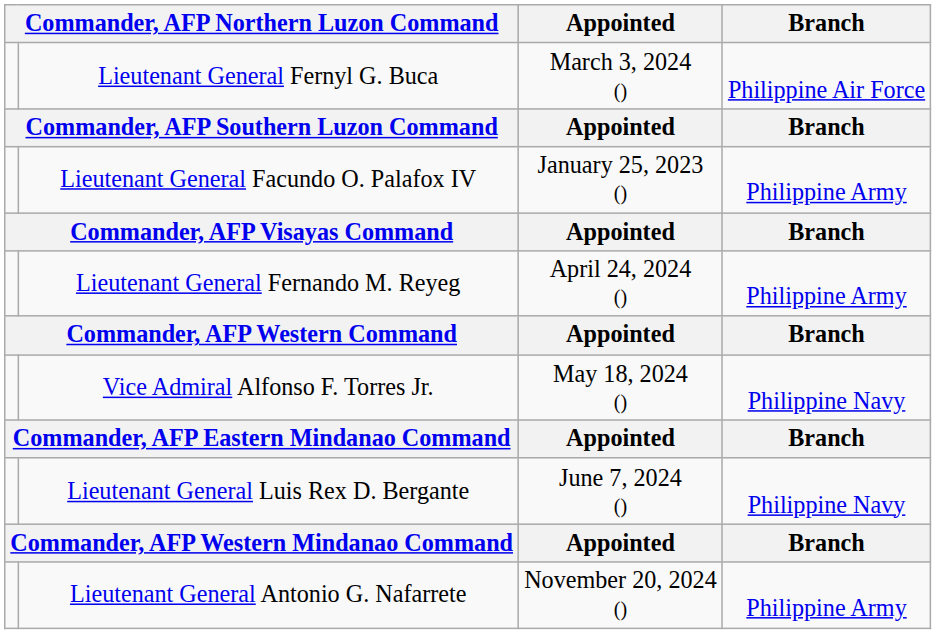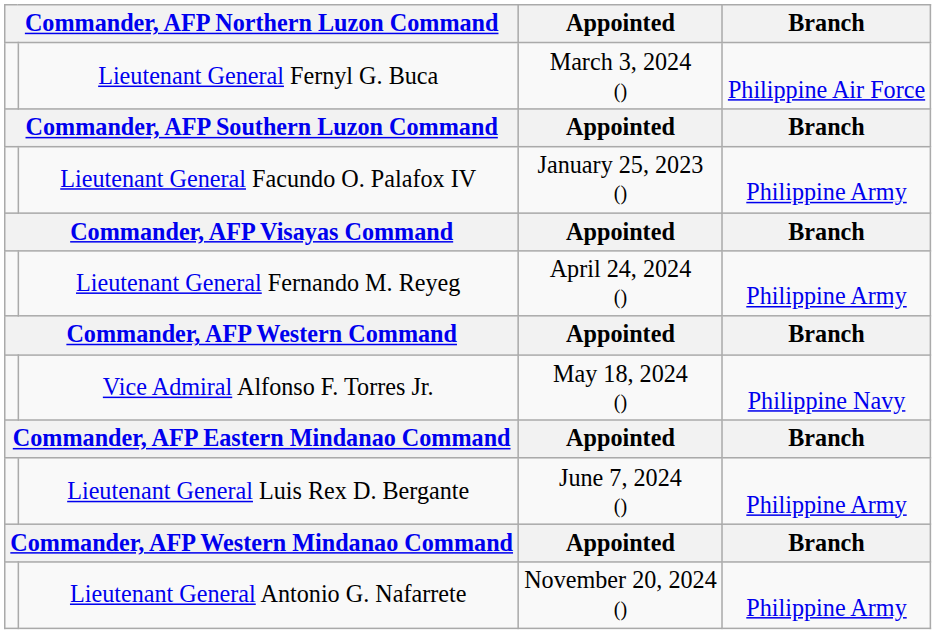(827, 504) Philippine Navy -> (827, 504) Philippine Army
